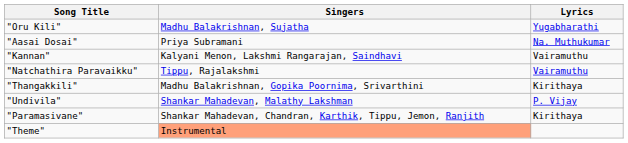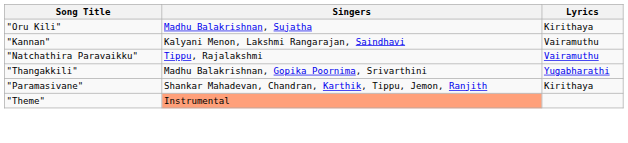(566, 27) Yugabharathi -> (569, 27) Kirithaya
- row: (42, 41)
(558, 86) Kirithaya -> (577, 71) Yugabharathi
- row: (34, 101)
